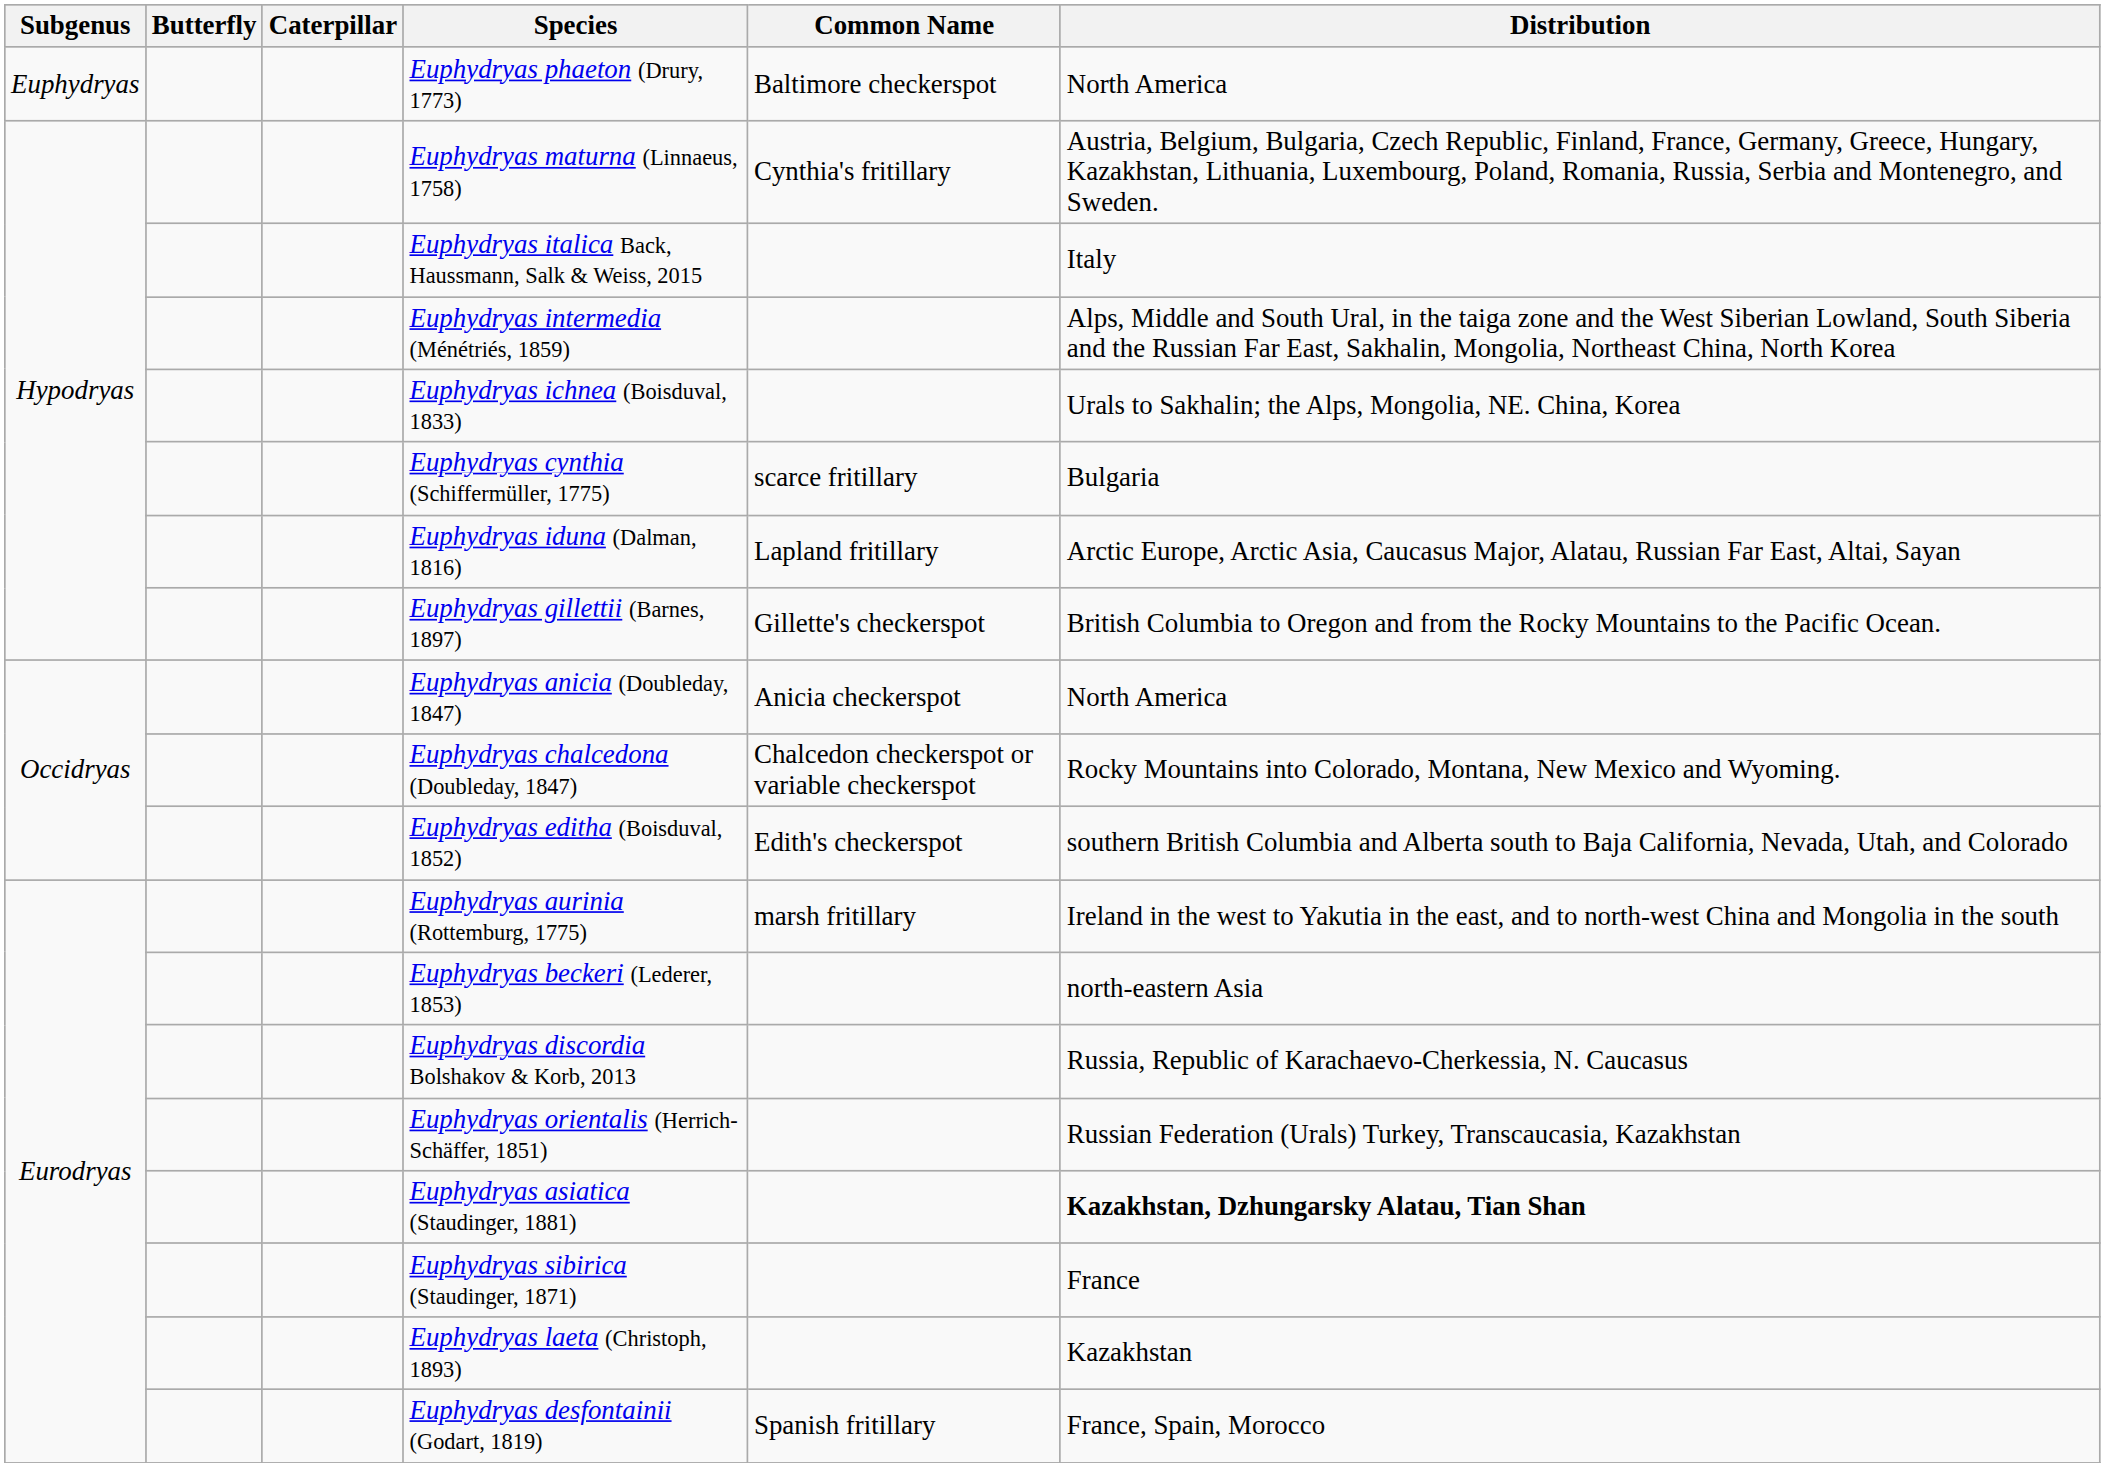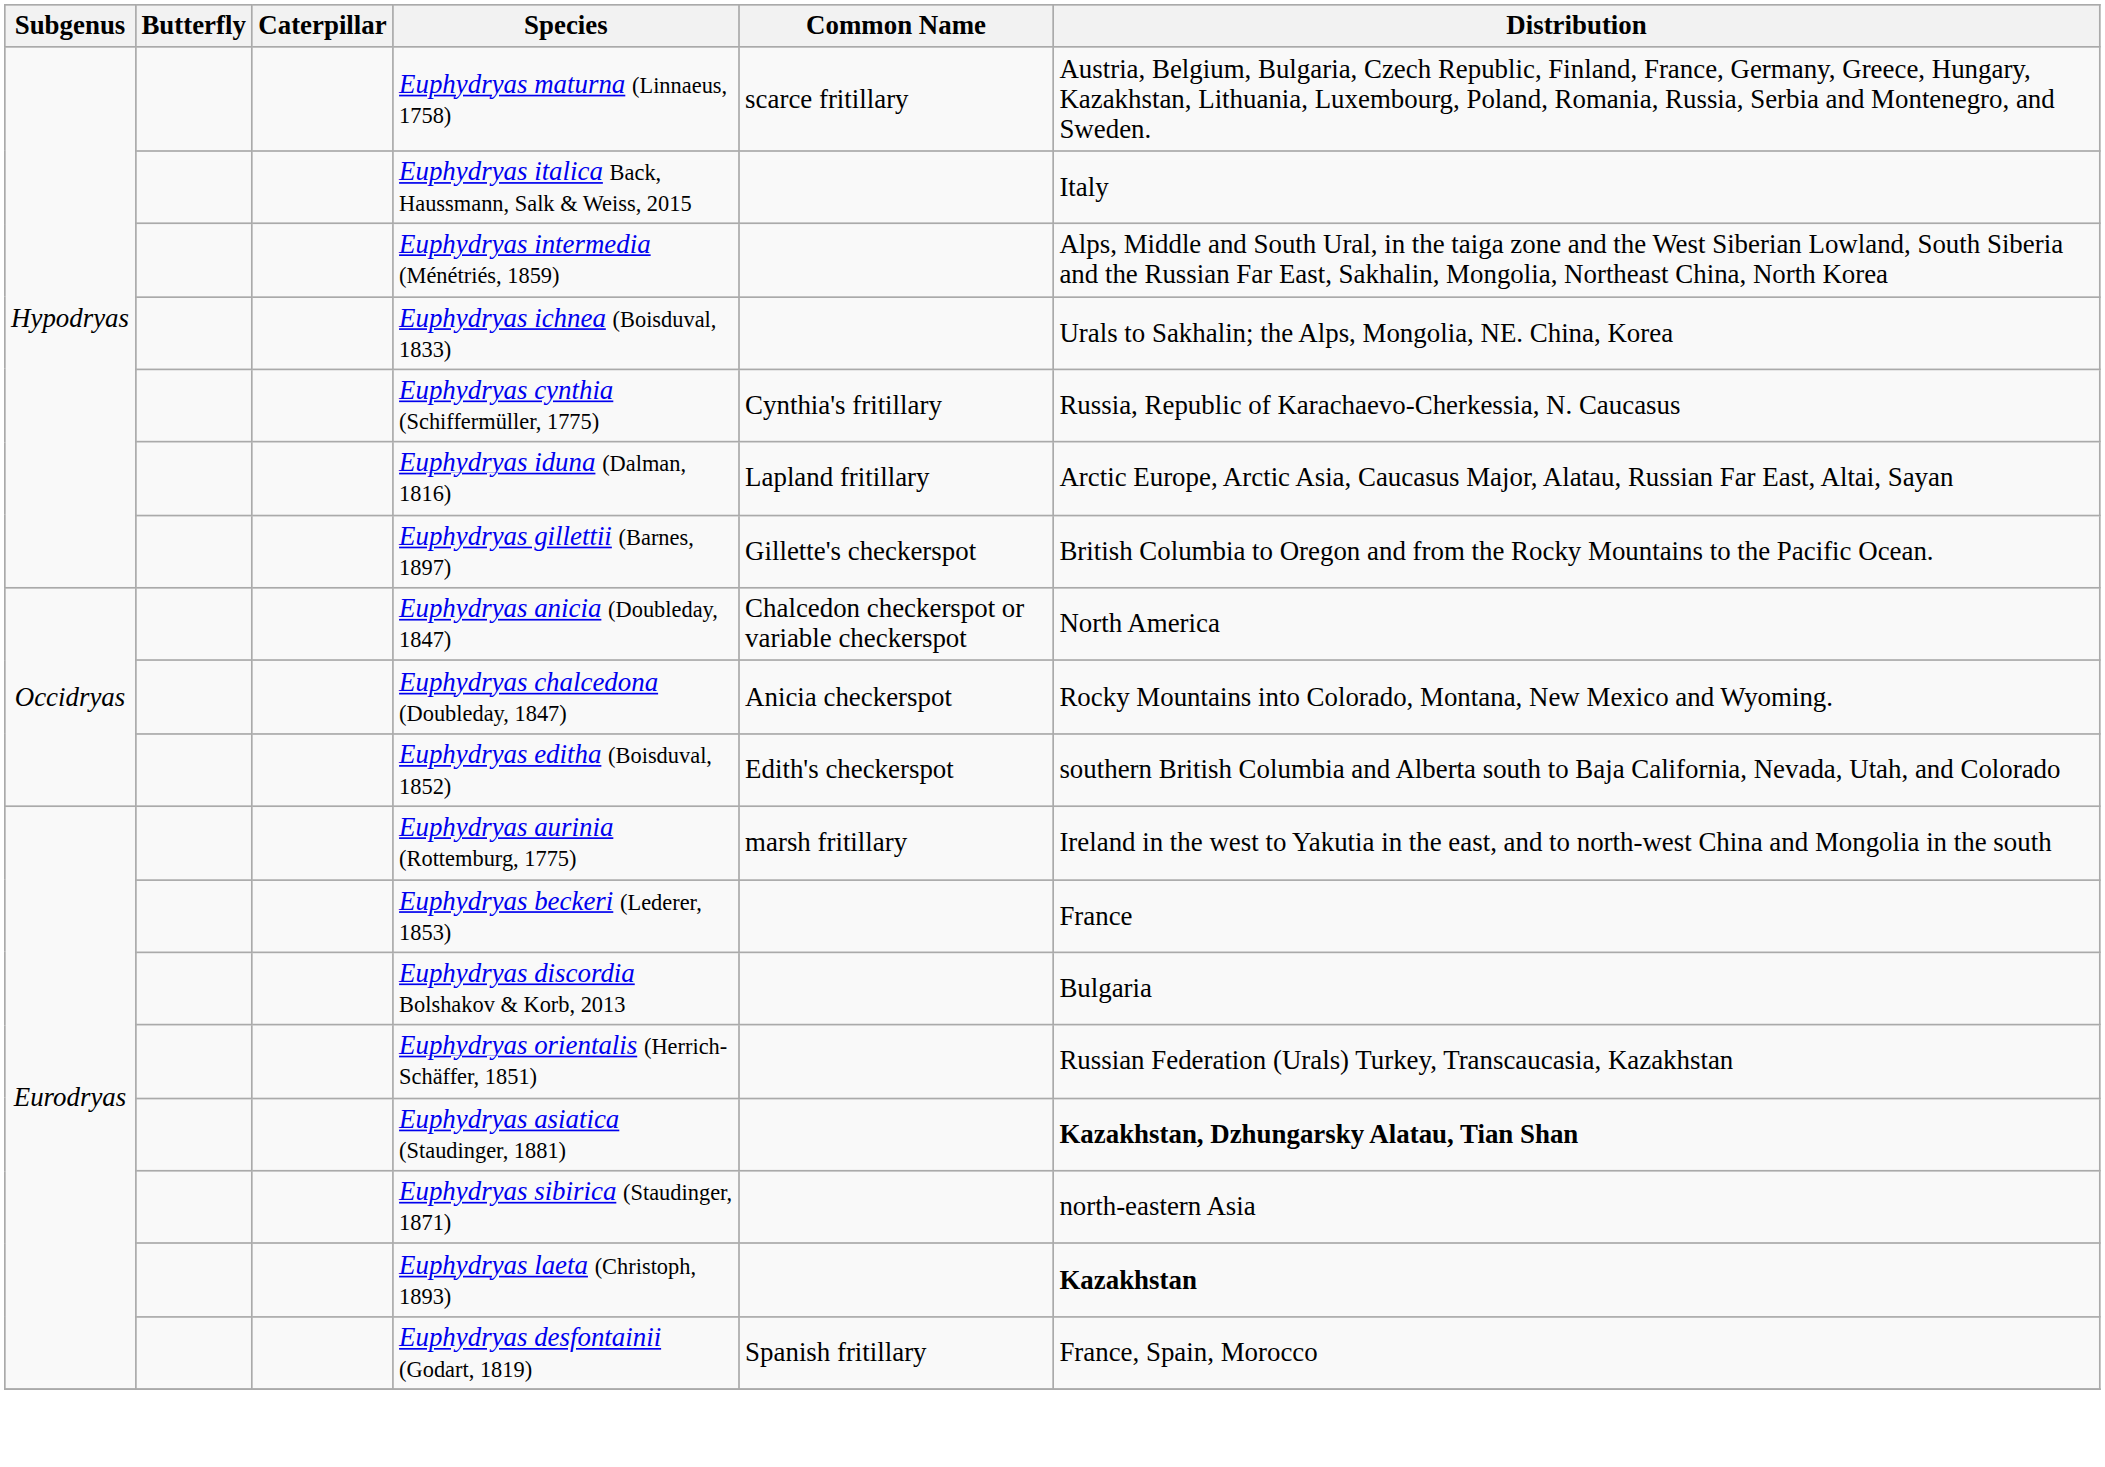- row: (556, 83)
(852, 171) Cynthia's fritillary -> (827, 98) scarce fritillary
(836, 478) scarce fritillary -> (843, 405) Cynthia's fritillary
(1113, 478) Bulgaria -> (1370, 405) Russia, Republic of Karachaevo-Cherkessia, N. Caucasus
(857, 696) Anicia checkerspot -> (885, 623) Chalcedon checkerspot or variable checkerspot
(894, 769) Chalcedon checkerspot or variable checkerspot -> (848, 696) Anicia checkerspot
(1165, 988) north-eastern Asia -> (1096, 915) France
(1377, 1061) Russia, Republic of Karachaevo-Cherkessia, N. Caucasus -> (1106, 988) Bulgaria
(1103, 1279) France -> (1158, 1206) north-eastern Asia
(1130, 1352) normal -> (1128, 1279) bold
